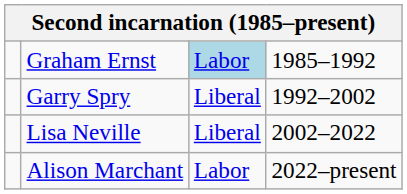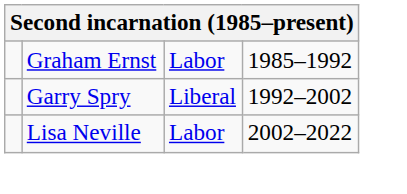(222, 59) lightblue background -> (197, 59) no background
(227, 133) Liberal -> (197, 133) Labor
- row: (105, 170)
